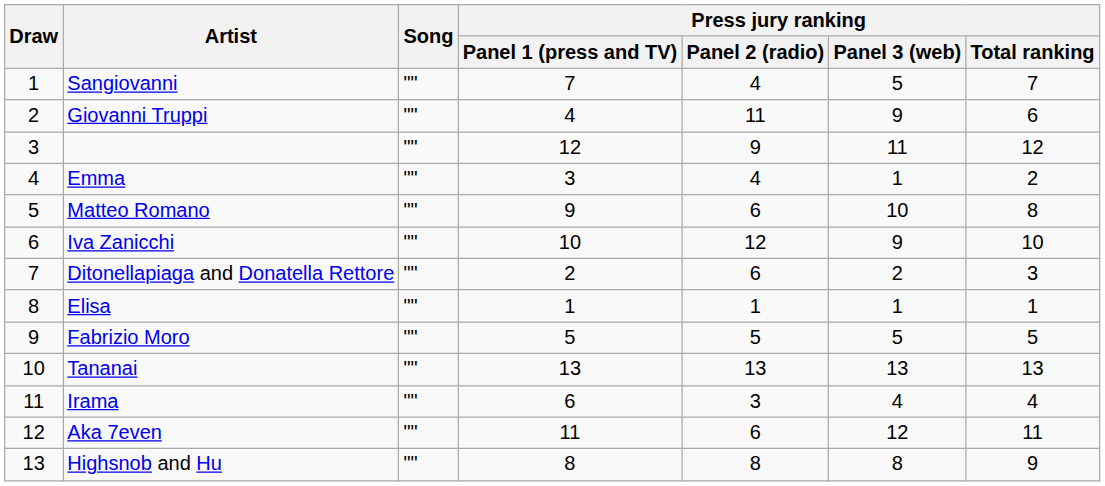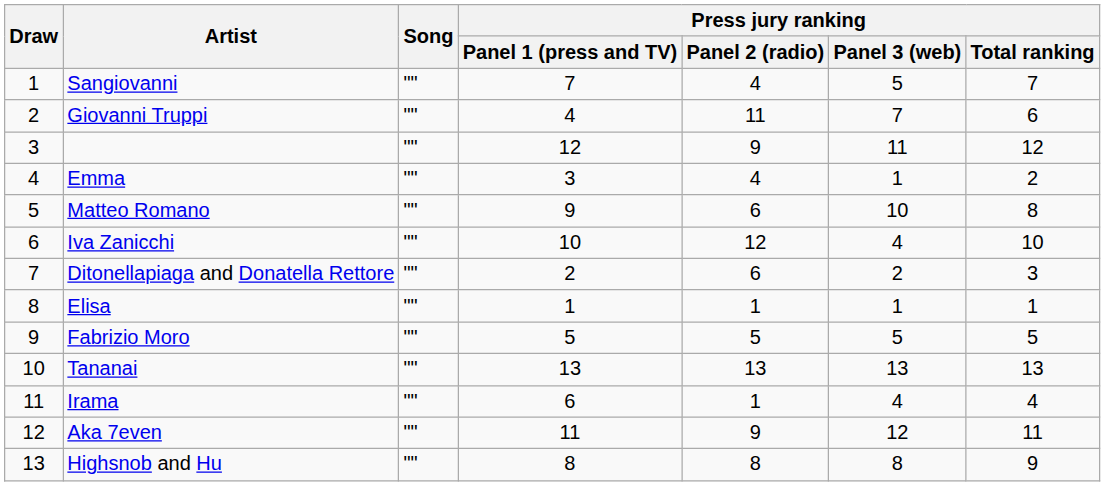(897, 115) 9 -> (897, 115) 7
(897, 242) 9 -> (897, 242) 4
(755, 400) 3 -> (755, 400) 1
(755, 432) 6 -> (755, 432) 9
